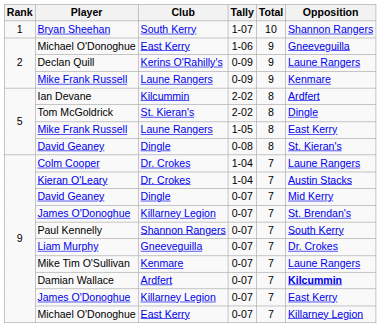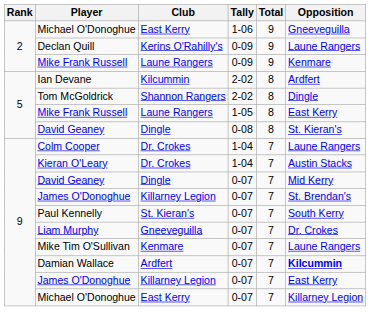- row: (74, 29)
(167, 113) St. Kieran's -> (183, 96) Shannon Rangers
(183, 230) Shannon Rangers -> (167, 213) St. Kieran's
